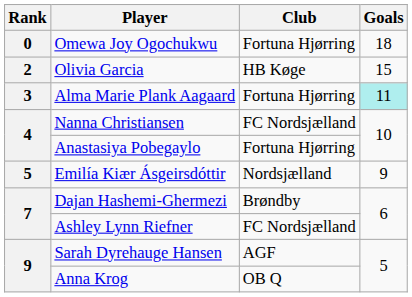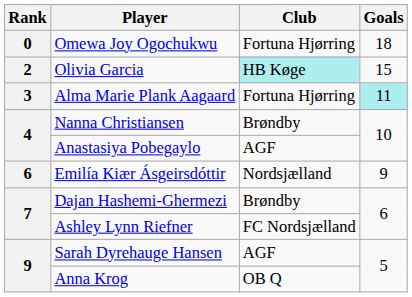(274, 69) no background -> (274, 69) paleturquoise background
(299, 122) FC Nordsjælland -> (272, 122) Brøndby
(299, 148) Fortuna Hjørring -> (259, 148) AGF
(28, 174) 5 -> (28, 174) 6
